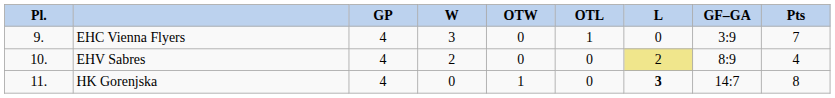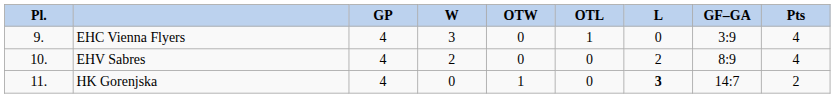(796, 37) 7 -> (796, 37) 4
(658, 59) khaki background -> (658, 59) no background
(796, 81) 8 -> (796, 81) 2
